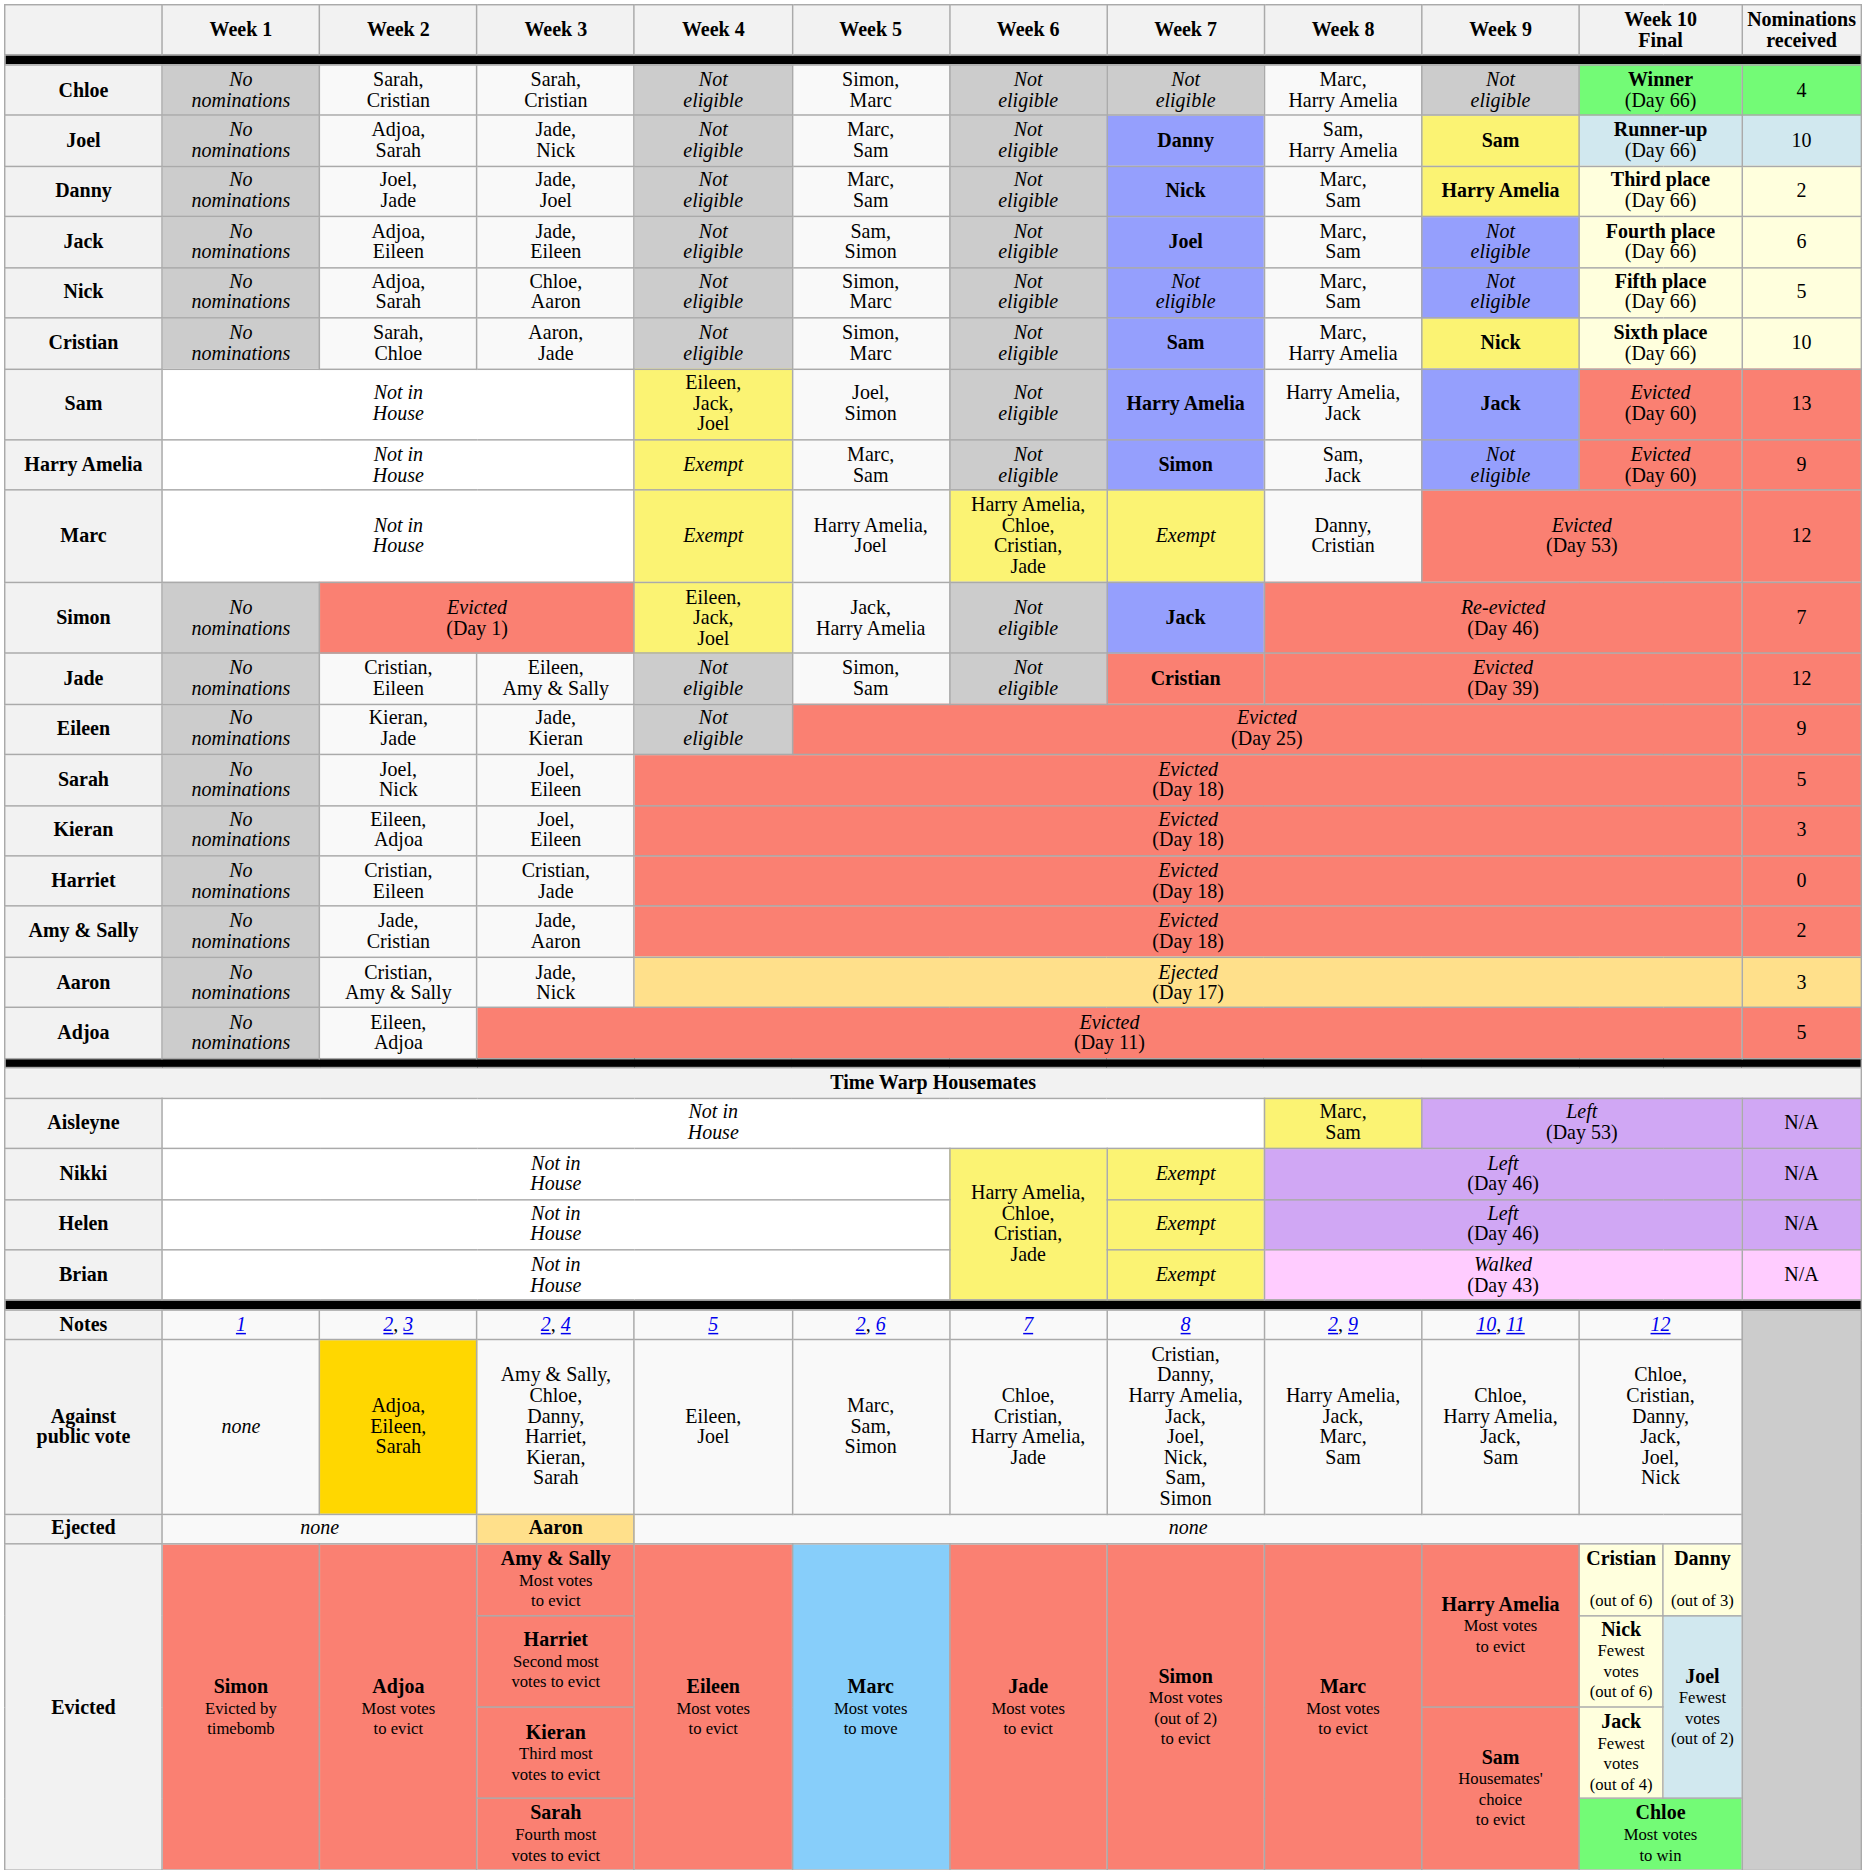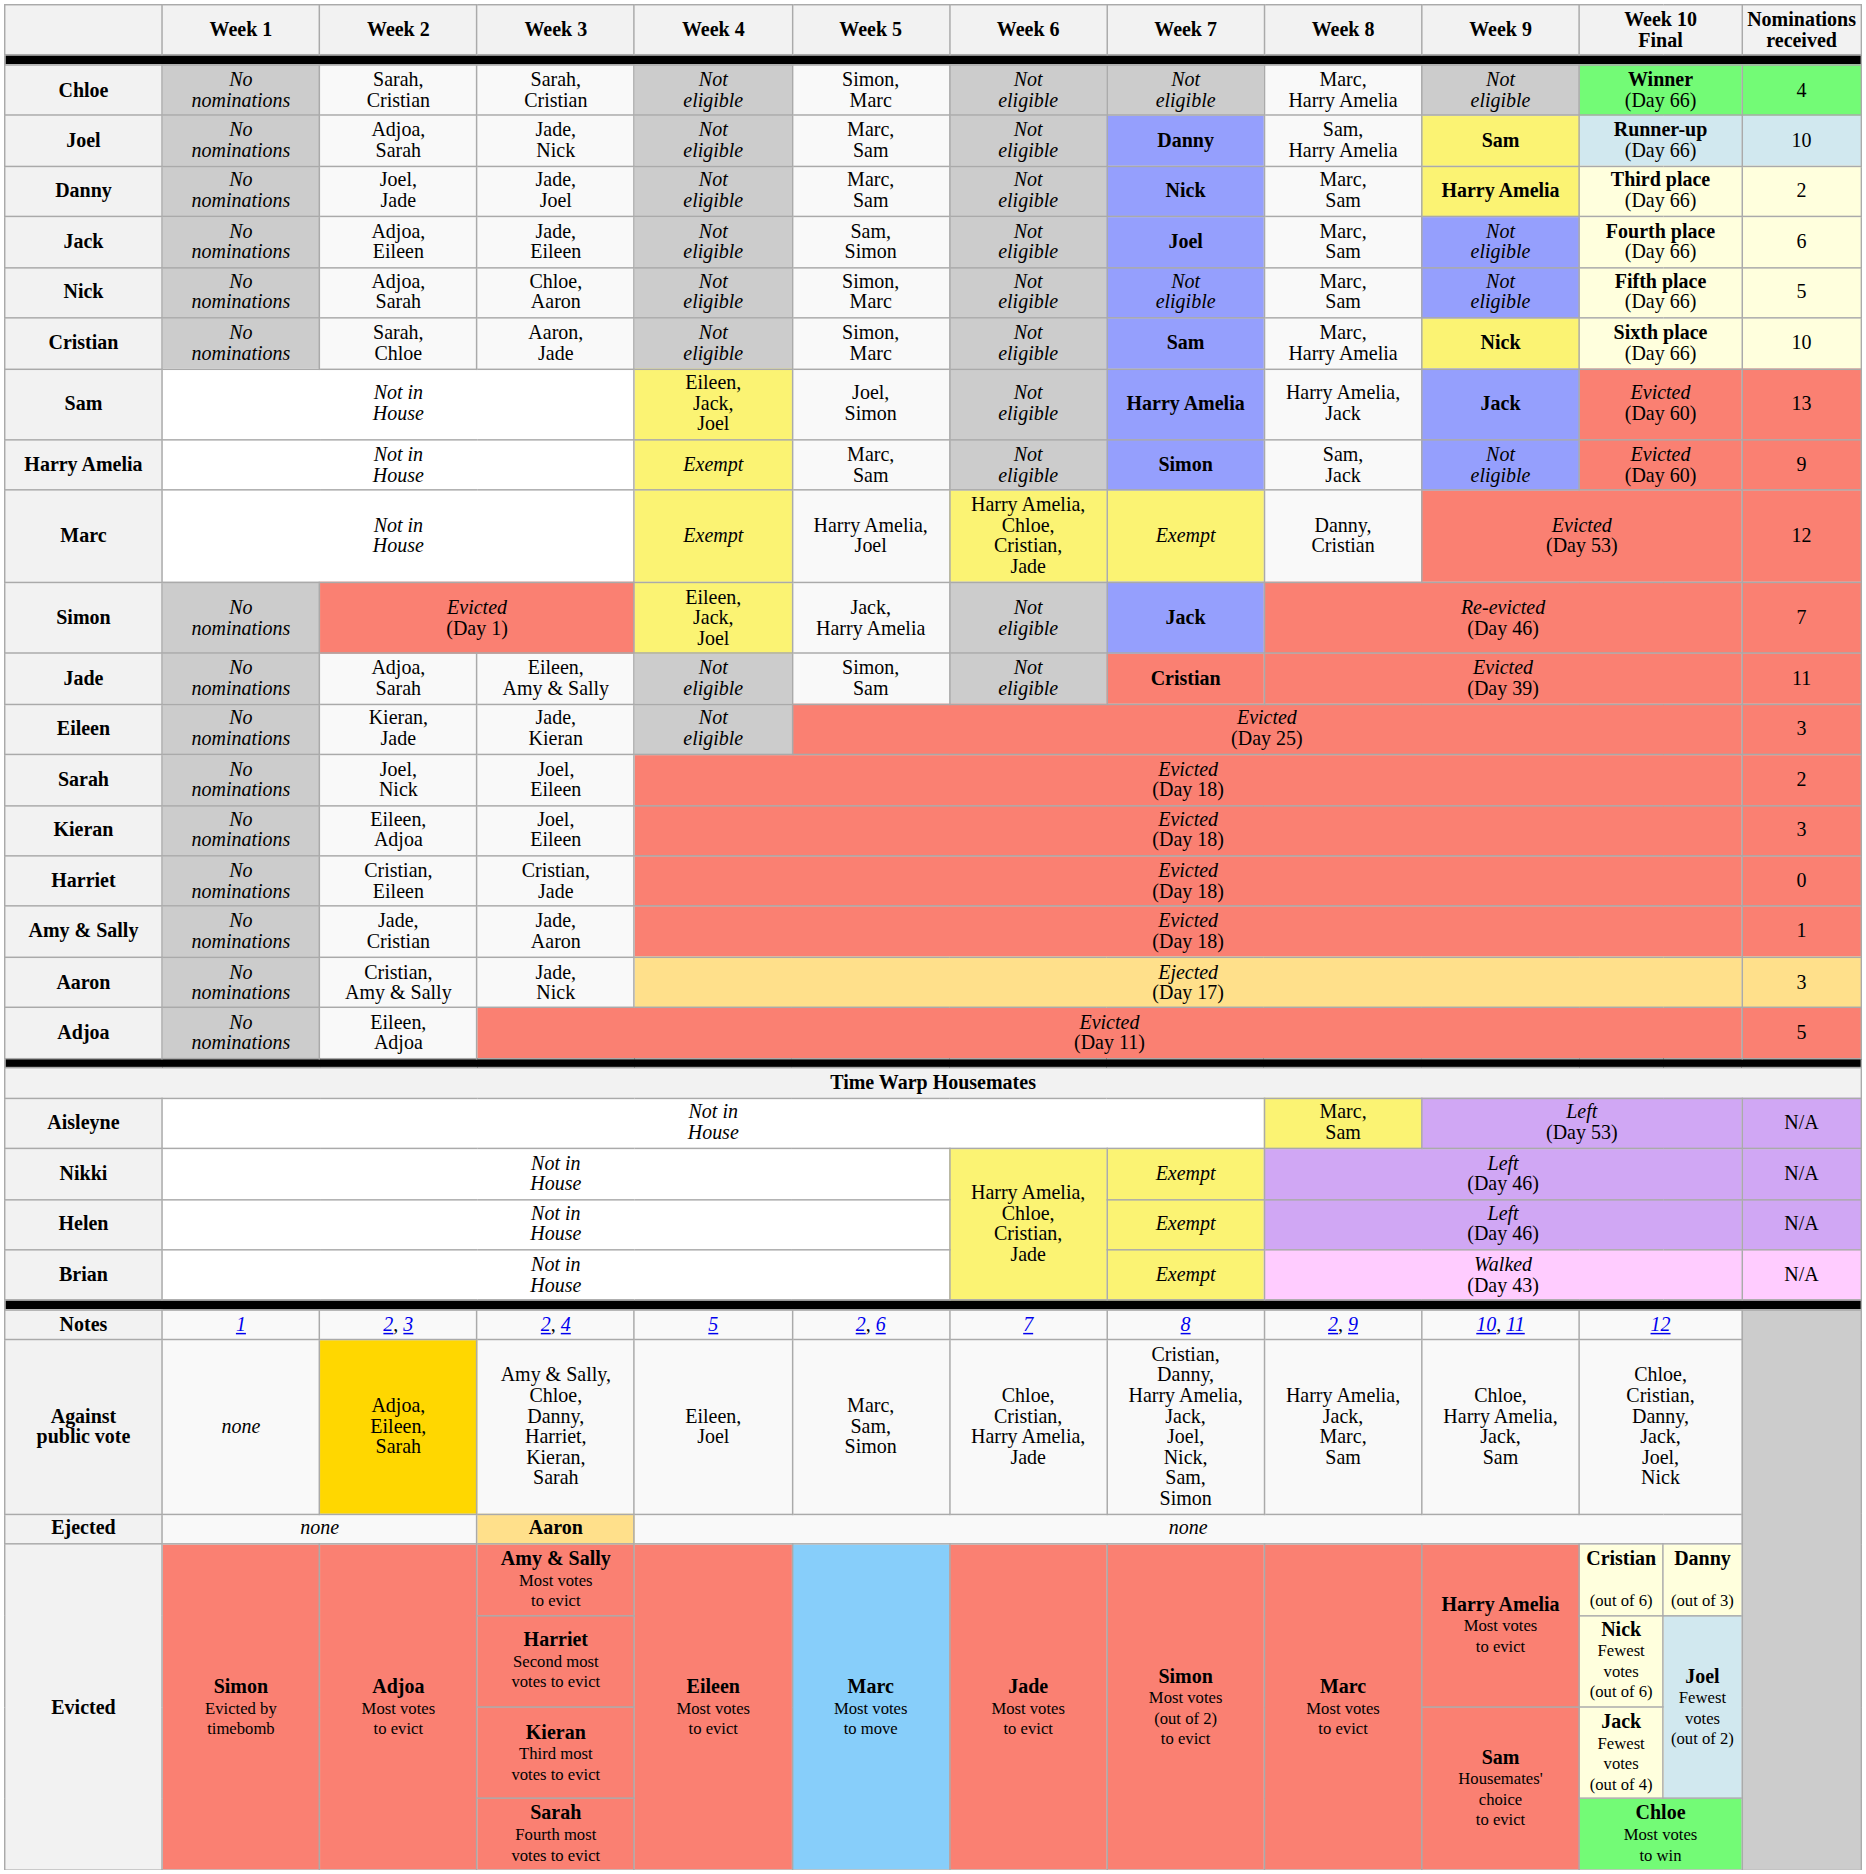(398, 678) Cristian, Eileen -> (398, 678) Adjoa, Sarah
(1802, 678) 12 -> (1802, 678) 11
(1802, 728) 9 -> (1802, 728) 3
(1802, 779) 5 -> (1802, 779) 2
(1802, 931) 2 -> (1802, 931) 1
